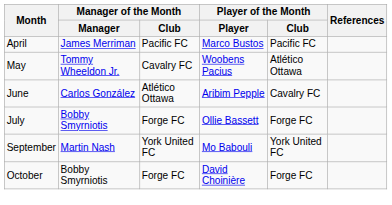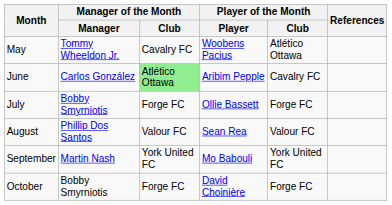- row: (17, 44)
(158, 93) no background -> (158, 77) lightgreen background
+ row: (22, 132)
